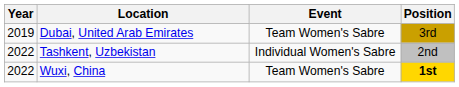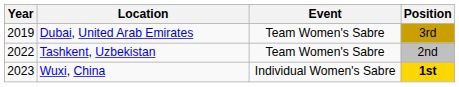(325, 52) Individual Women's Sabre -> (325, 52) Team Women's Sabre
(21, 71) 2022 -> (21, 71) 2023
(325, 71) Team Women's Sabre -> (325, 71) Individual Women's Sabre
